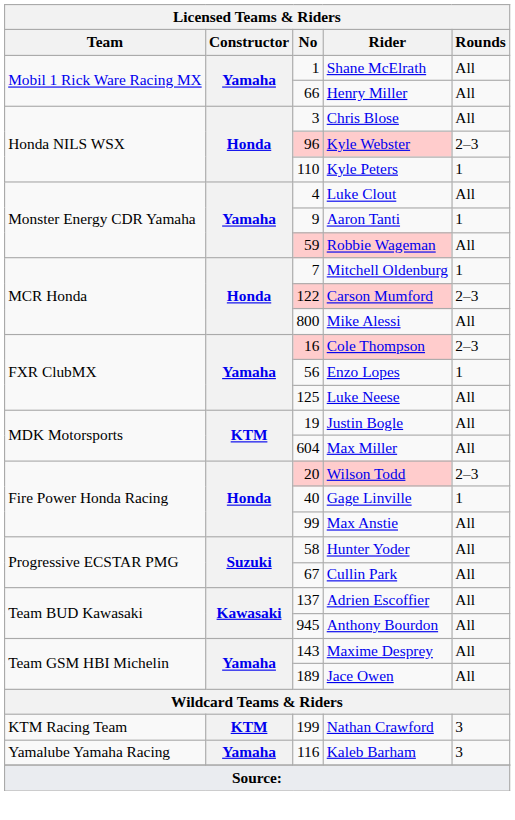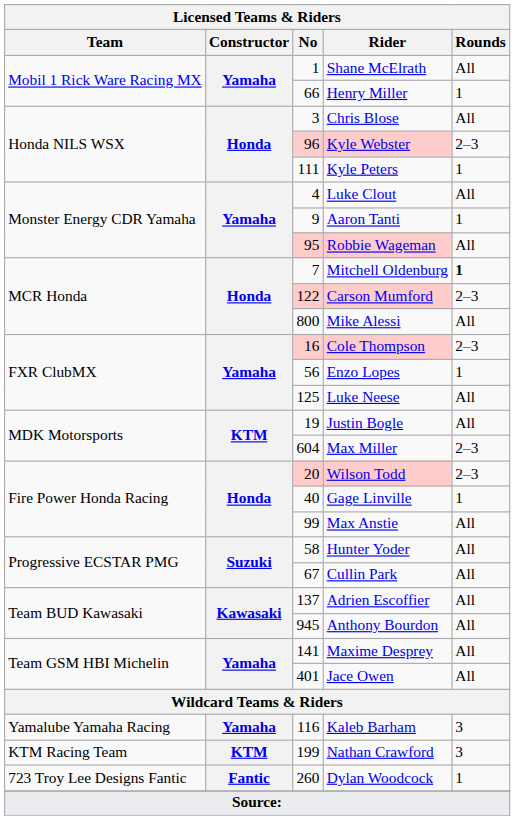(465, 92) All -> (459, 92) 1
(308, 168) 110 -> (309, 168) 111
(312, 244) 59 -> (312, 244) 95
(459, 270) normal -> (459, 270) bold
(465, 447) All -> (467, 447) 2–3
(308, 650) 143 -> (308, 650) 141
(308, 675) 189 -> (308, 675) 401
rows swapped: (371, 752) <-> (380, 726)
+ row: (380, 777)
